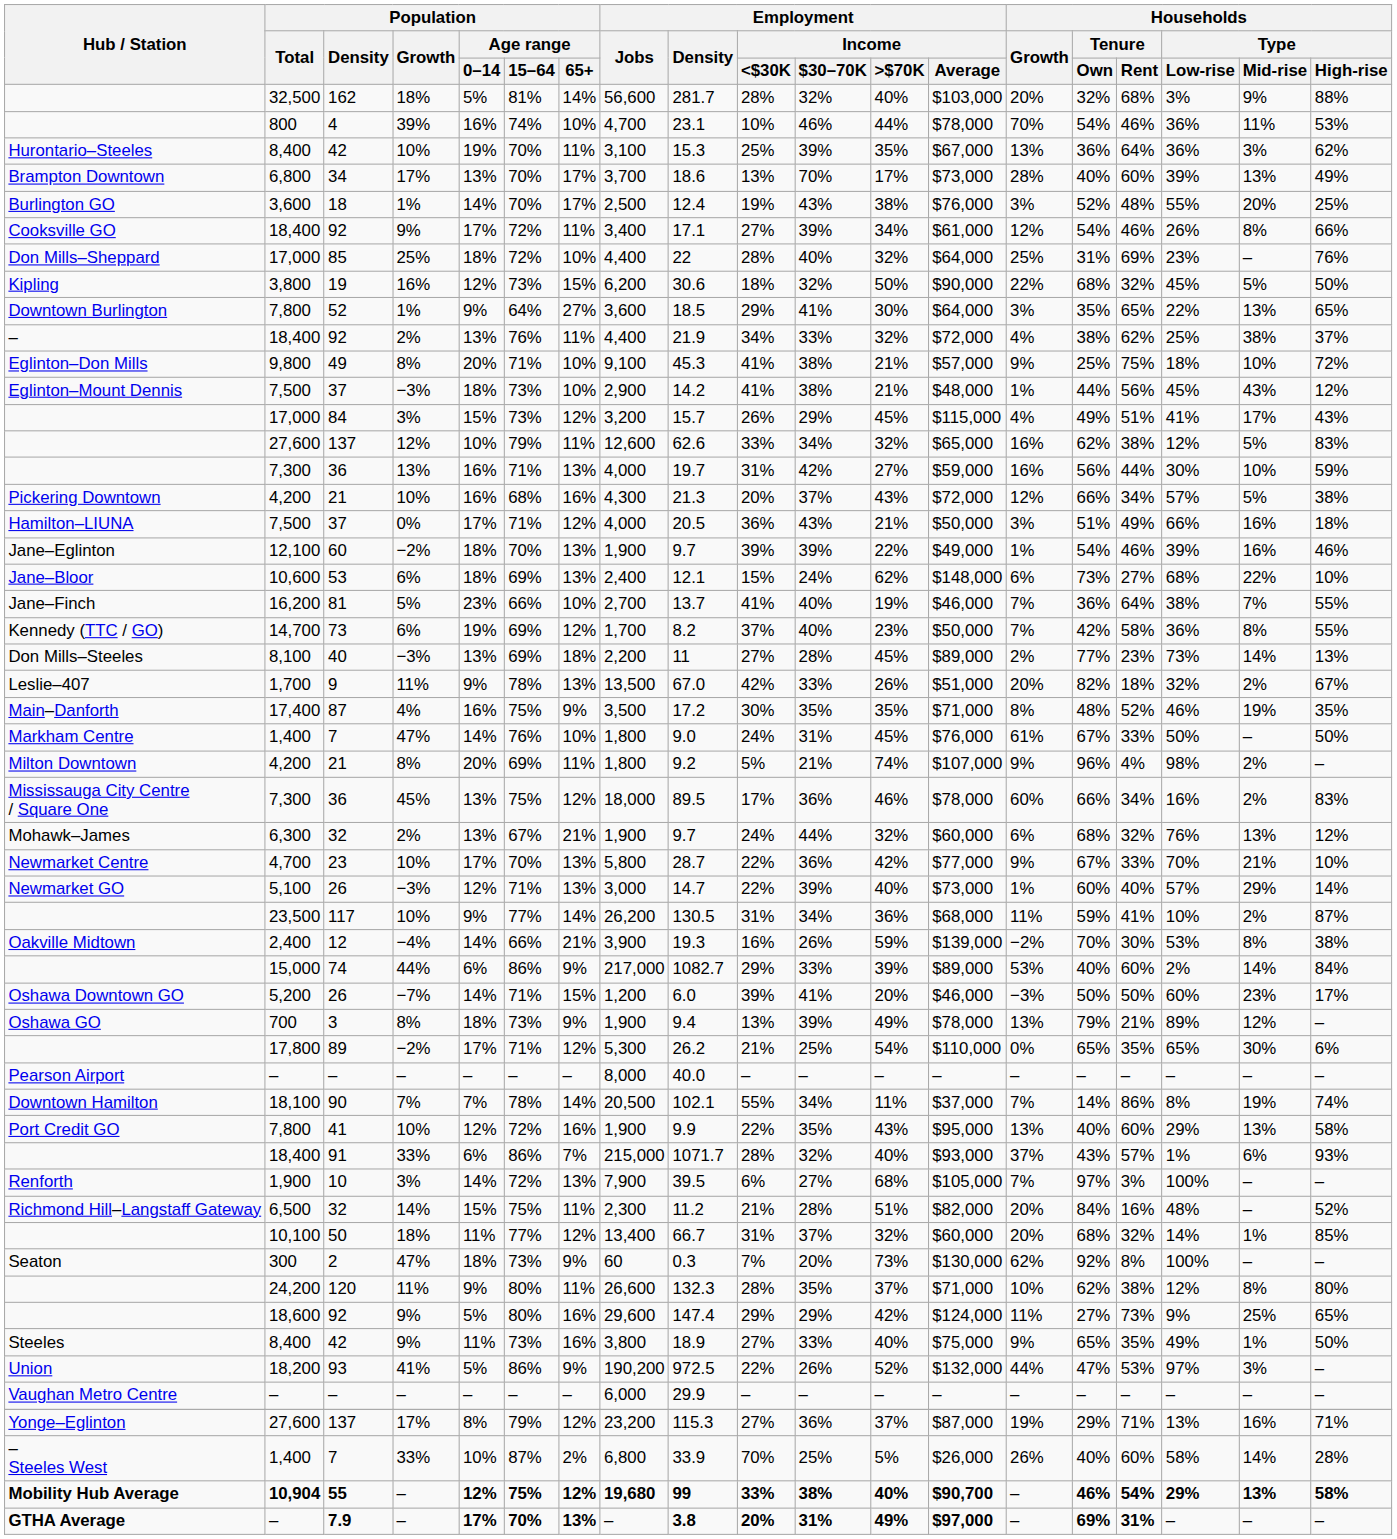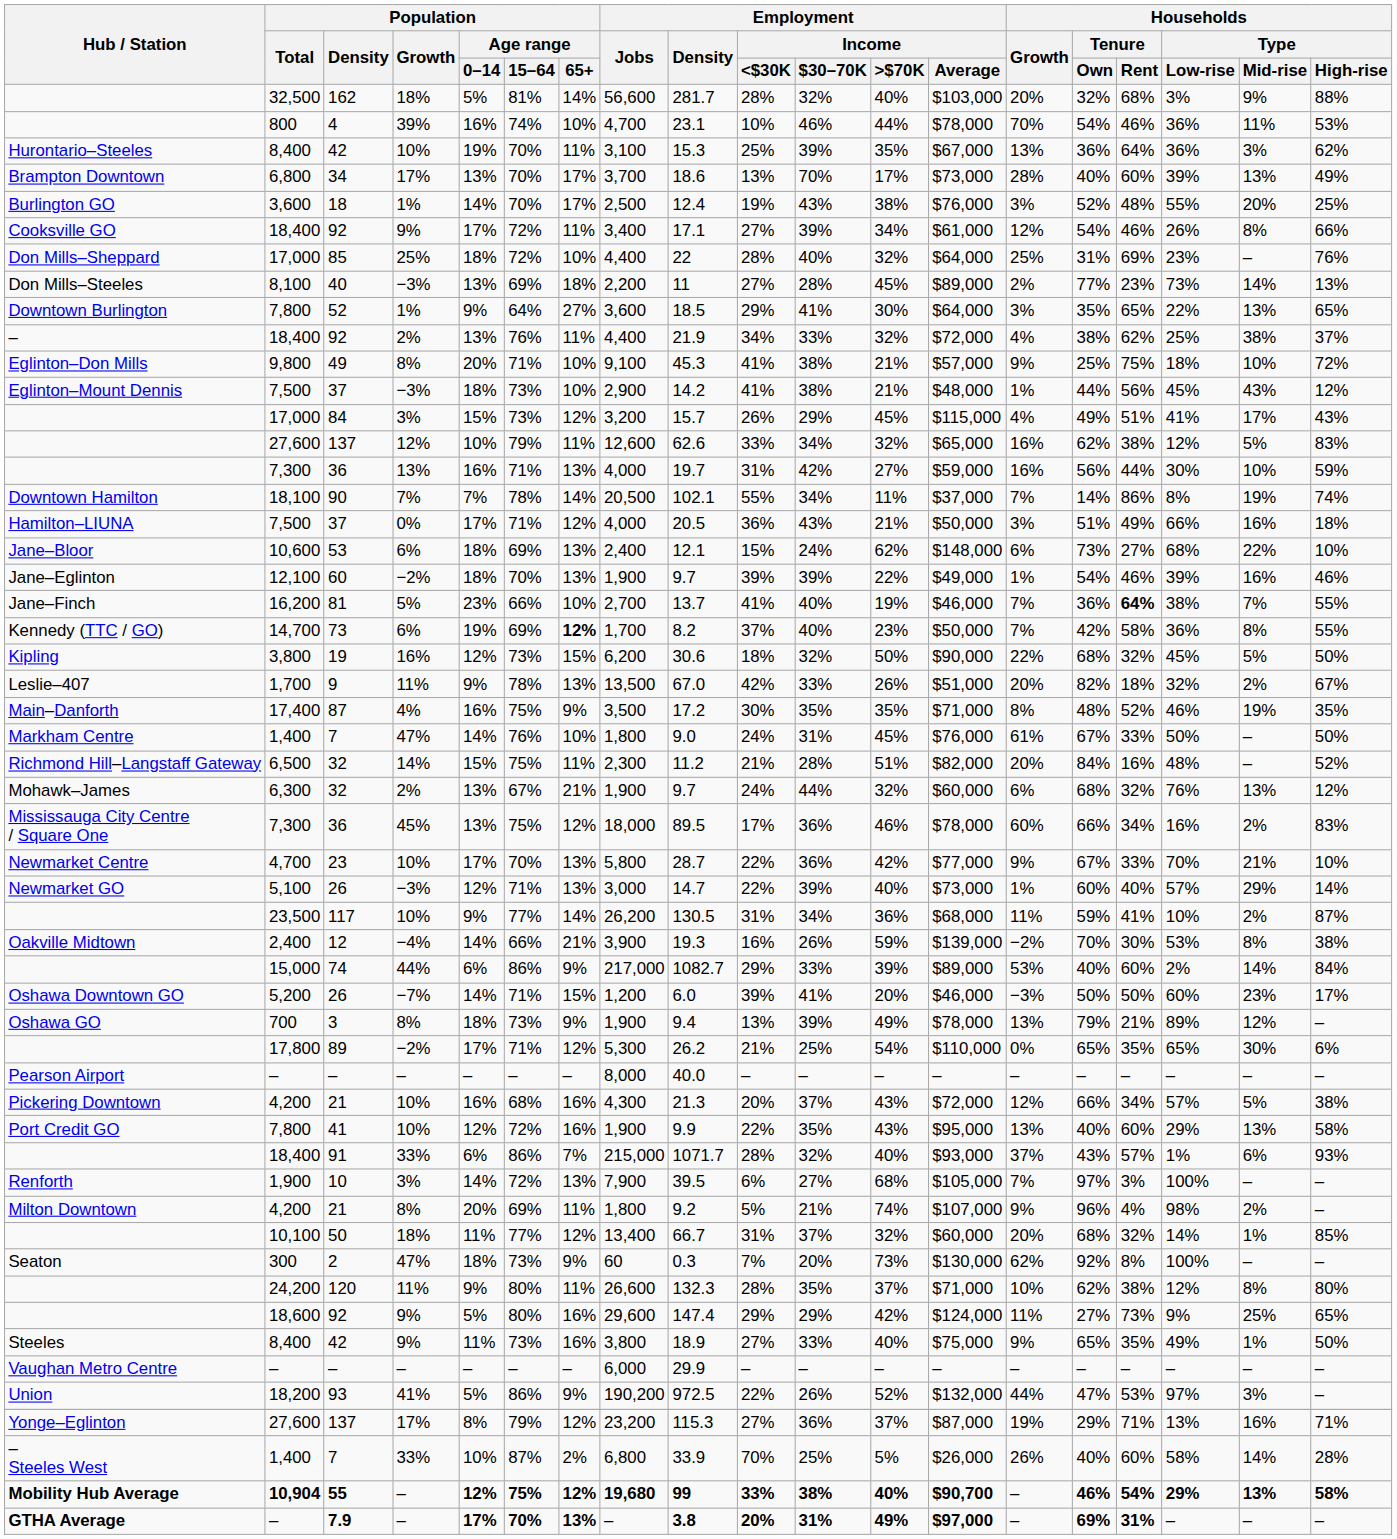rows swapped: (76, 657) <-> (34, 284)
rows swapped: (83, 1102) <-> (84, 497)
rows swapped: (51, 577) <-> (62, 550)
(1138, 603) normal -> (1138, 603) bold
(579, 630) normal -> (579, 630) bold
rows swapped: (72, 763) <-> (135, 1209)
rows swapped: (99, 799) <-> (69, 836)
rows swapped: (30, 1368) <-> (93, 1395)
